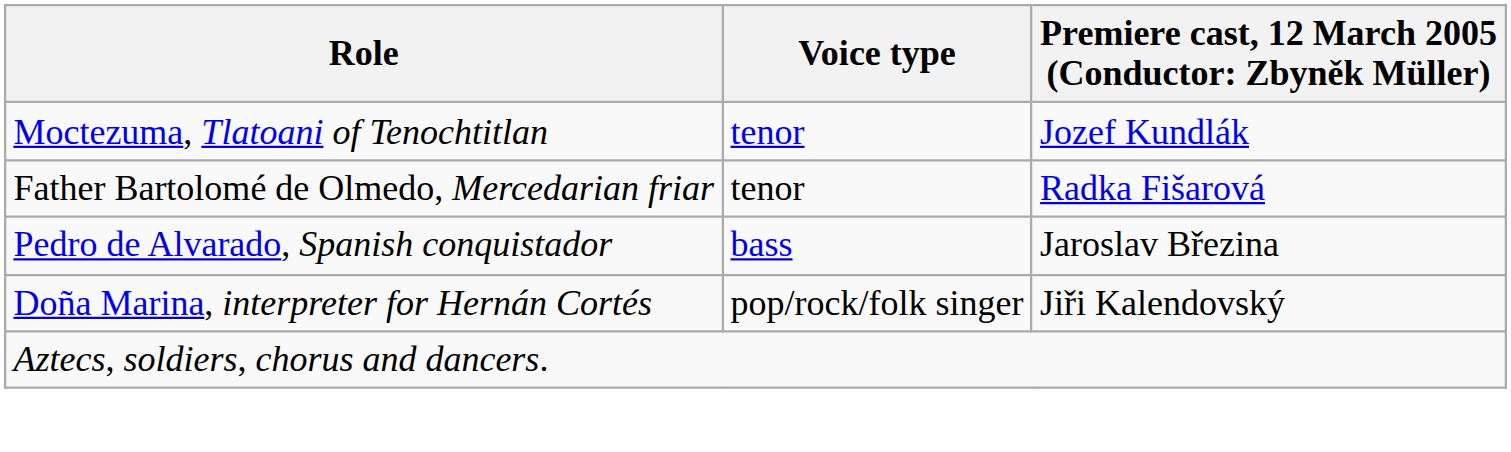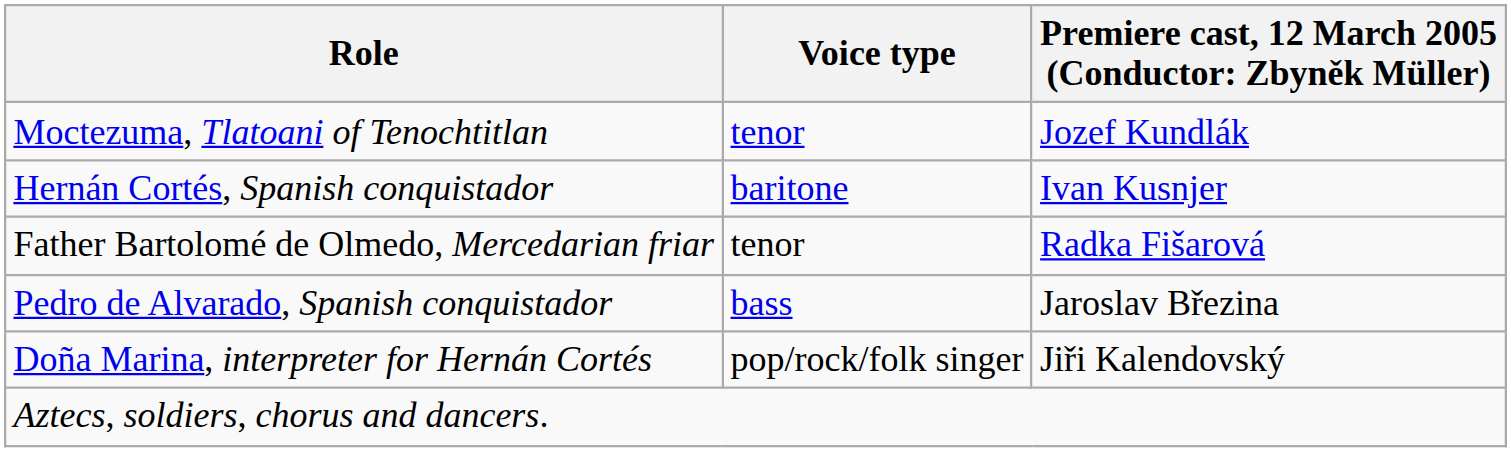+ row: (283, 187)
